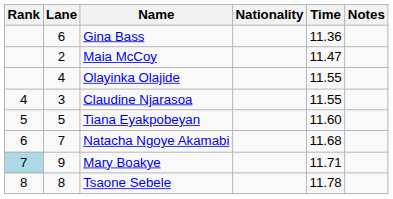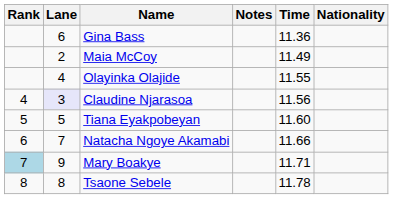columns swapped: (269, 15) <-> (366, 15)
(326, 57) 11.47 -> (295, 57) 11.49
(62, 99) no background -> (62, 99) lavender background
(326, 99) 11.55 -> (295, 99) 11.56
(326, 141) 11.68 -> (295, 141) 11.66
